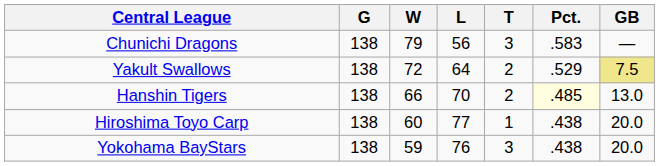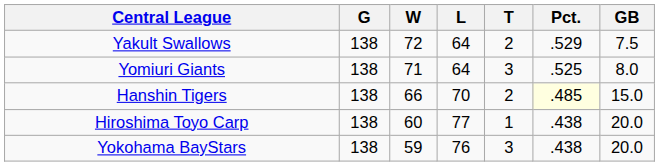- row: (172, 43)
(627, 69) khaki background -> (627, 43) no background
+ row: (172, 69)
(627, 95) 13.0 -> (627, 95) 15.0
